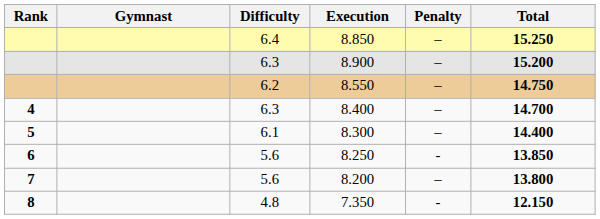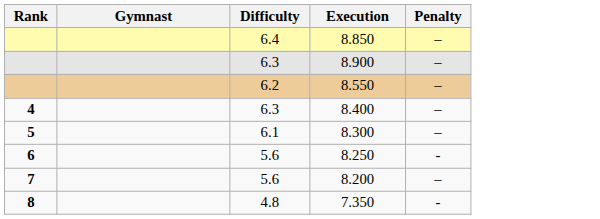- column: (533, 16)
